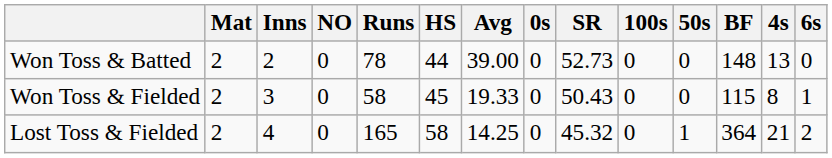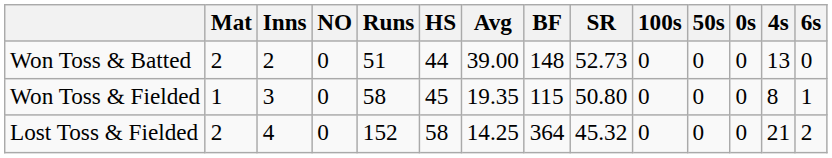columns swapped: (739, 22) <-> (540, 22)
(374, 59) 78 -> (374, 59) 51
(217, 96) 2 -> (217, 96) 1
(493, 96) 19.33 -> (493, 96) 19.35
(587, 96) 50.43 -> (601, 96) 50.80
(380, 133) 165 -> (380, 133) 152
(684, 133) 1 -> (698, 133) 0
